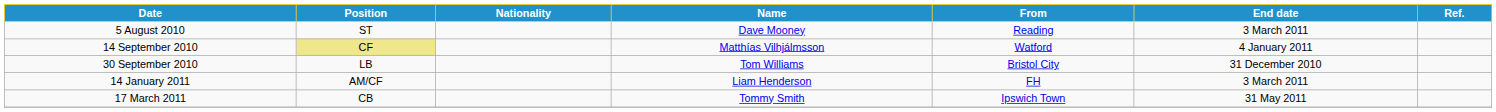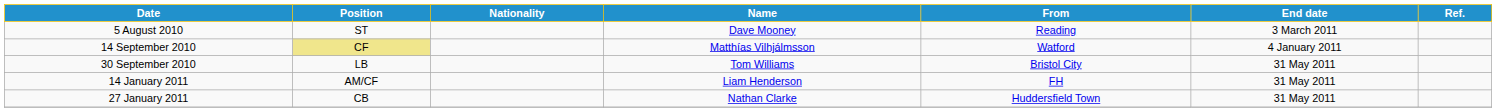(1276, 64) 31 December 2010 -> (1305, 64) 31 May 2011
(1276, 82) 3 March 2011 -> (1305, 82) 31 May 2011
+ row: (148, 99)
- row: (150, 99)
